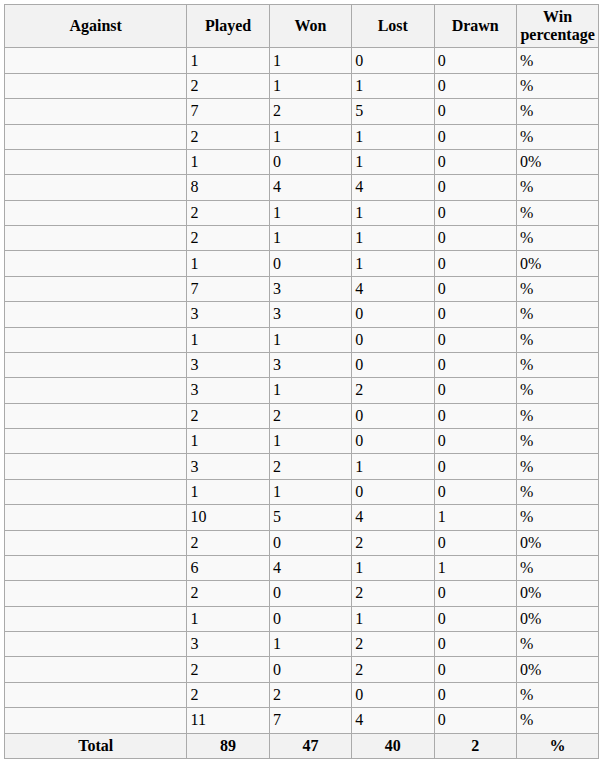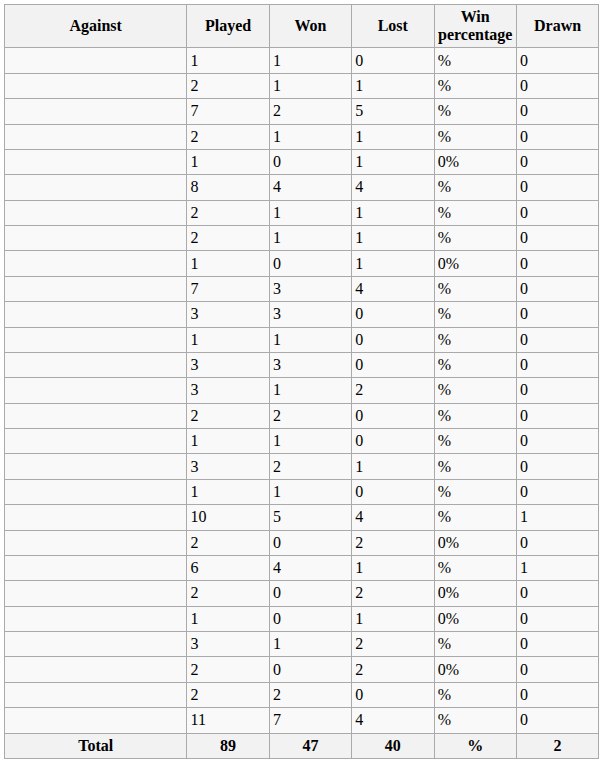columns swapped: (475, 26) <-> (558, 26)
